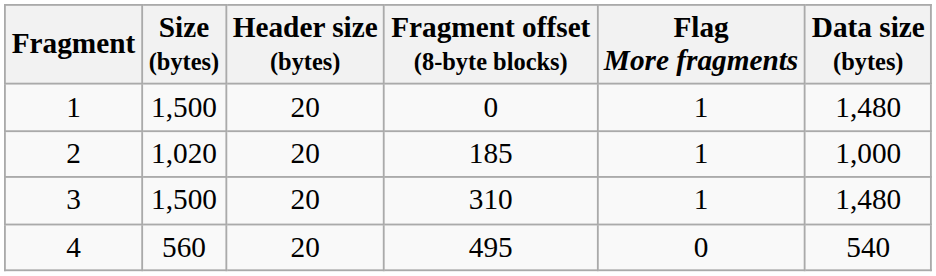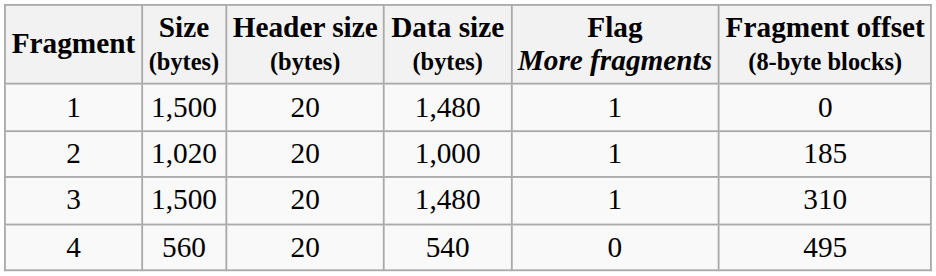columns swapped: (868, 44) <-> (491, 44)
